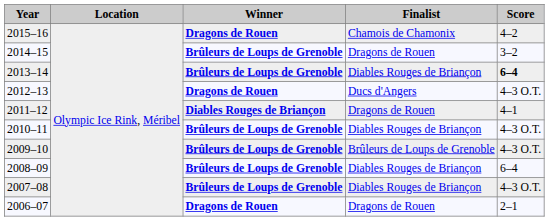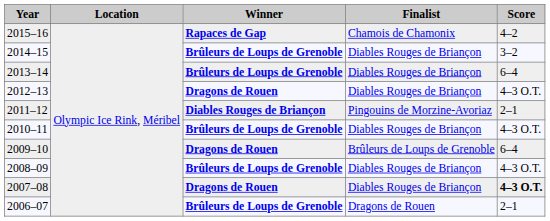(232, 33) Dragons de Rouen -> (226, 33) Rapaces de Gap
(391, 52) Dragons de Rouen -> (415, 52) Diables Rouges de Briançon
(509, 71) bold -> (509, 71) normal
(382, 91) Ducs d'Angers -> (415, 91) Diables Rouges de Briançon
(391, 110) Dragons de Rouen -> (420, 110) Pingouins de Morzine-Avoriaz
(509, 110) 4–1 -> (509, 110) 2–1
(264, 148) Brûleurs de Loups de Grenoble -> (232, 148) Dragons de Rouen
(521, 148) 4–3 O.T. -> (509, 148) 6–4
(509, 168) 6–4 -> (521, 168) 4–3 O.T.
(264, 187) Brûleurs de Loups de Grenoble -> (232, 187) Dragons de Rouen
(521, 187) normal -> (521, 187) bold
(232, 206) Dragons de Rouen -> (264, 206) Brûleurs de Loups de Grenoble
